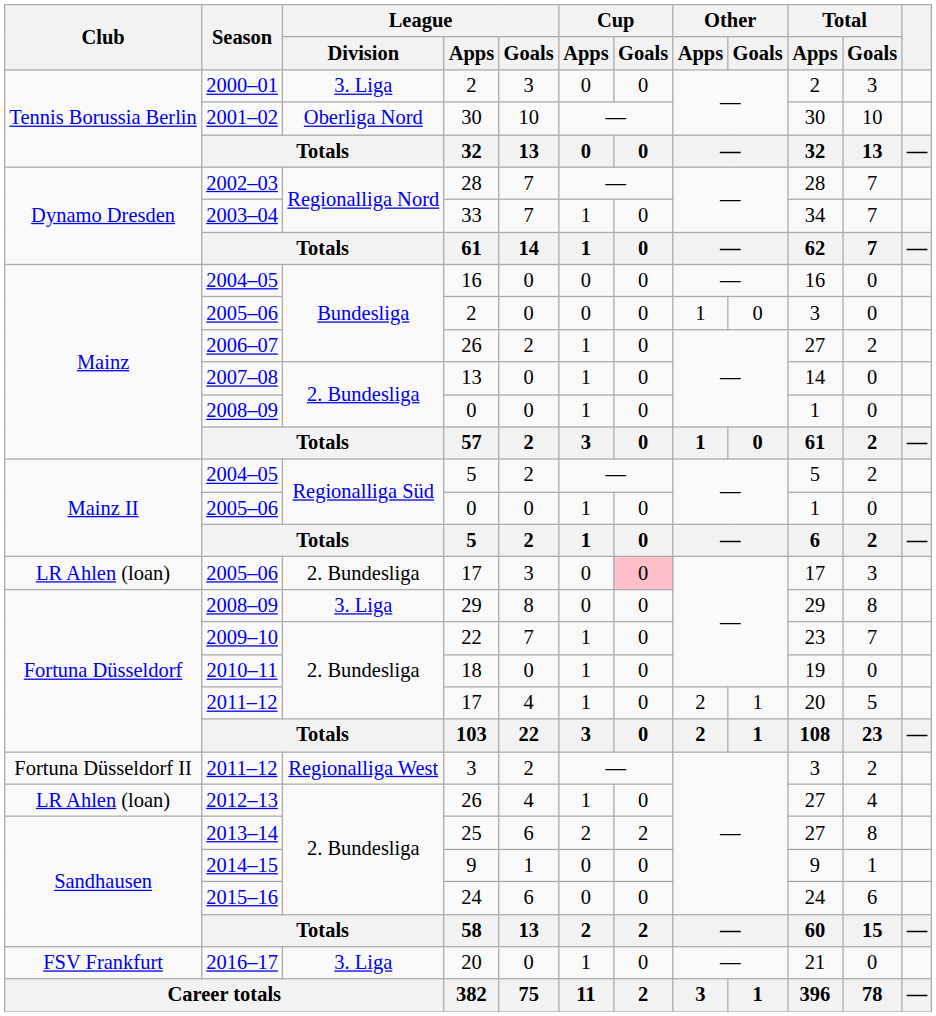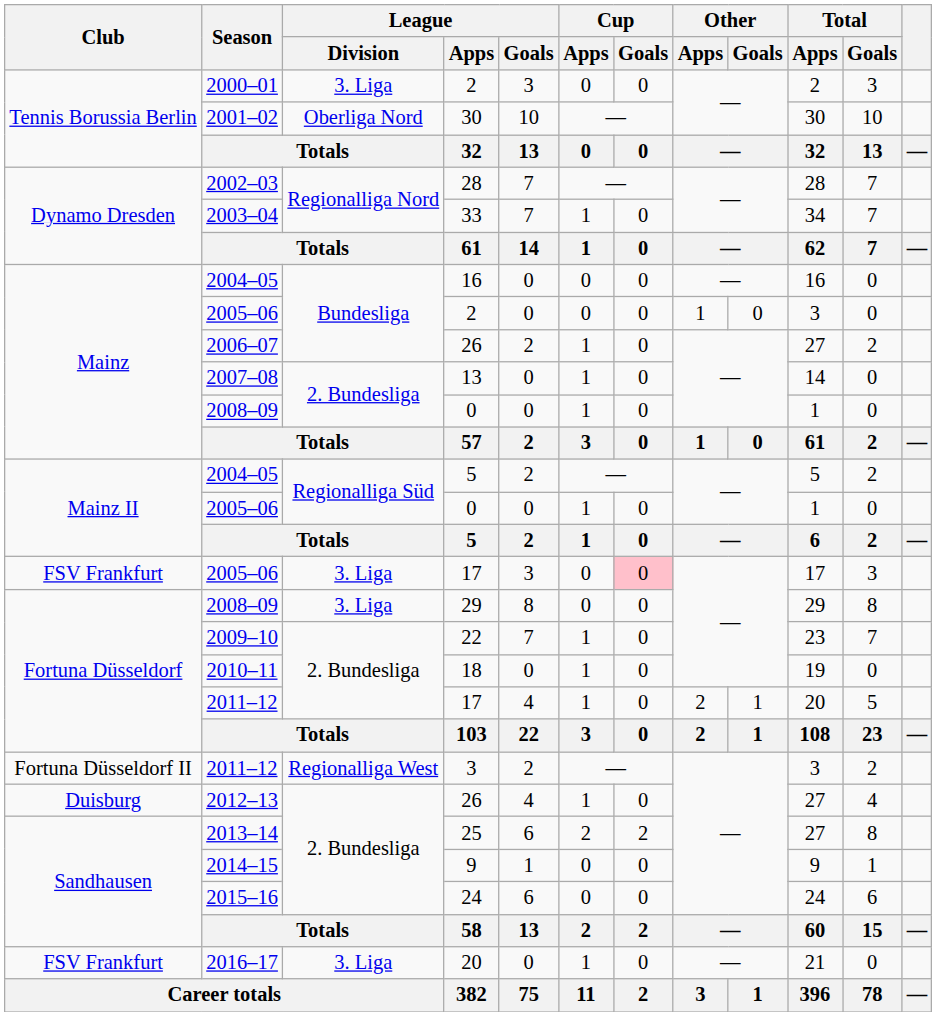(103, 572) LR Ahlen (loan) -> (103, 572) FSV Frankfurt
(363, 572) 2. Bundesliga -> (363, 572) 3. Liga
(103, 800) LR Ahlen (loan) -> (103, 800) Duisburg
